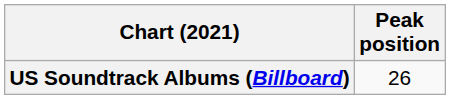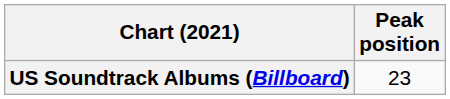(400, 77) 26 -> (400, 77) 23
